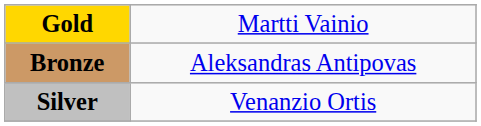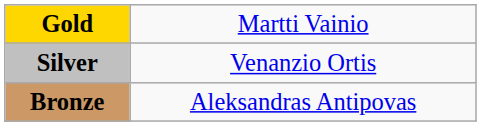rows swapped: (67, 101) <-> (67, 62)
